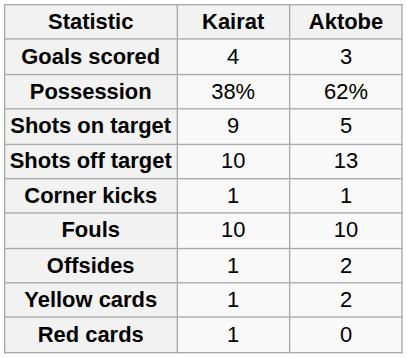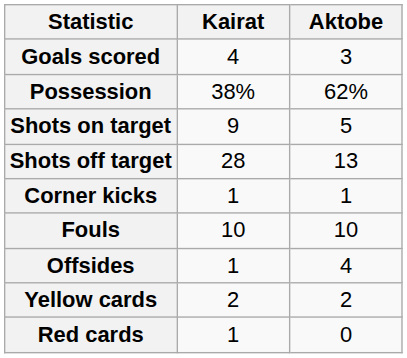(233, 160) 10 -> (233, 160) 28
(346, 265) 2 -> (346, 265) 4
(233, 299) 1 -> (233, 299) 2
